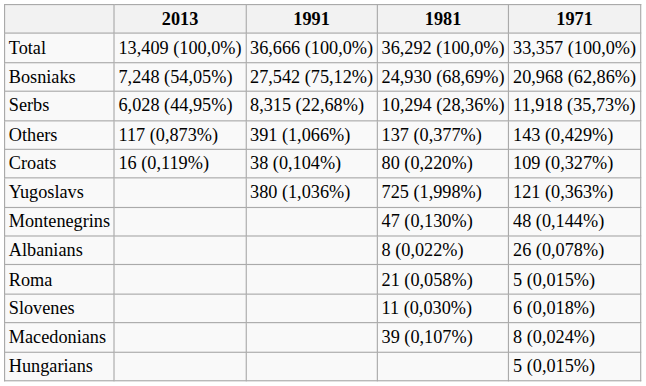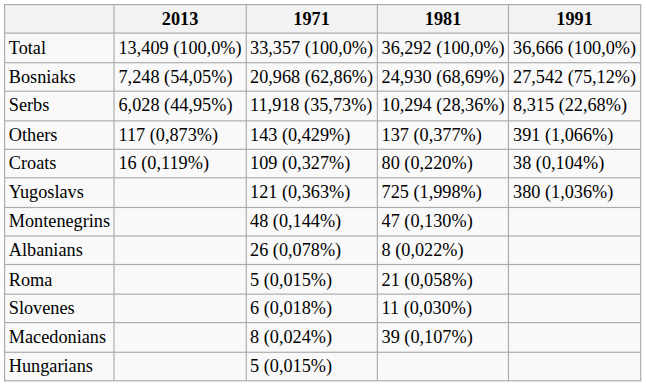columns swapped: (312, 18) <-> (575, 18)
